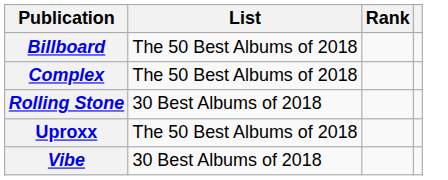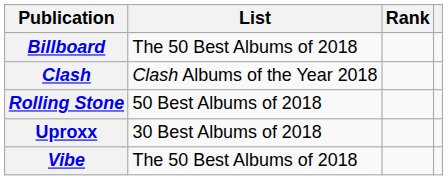+ row: (66, 75)
- row: (66, 75)
(227, 103) 30 Best Albums of 2018 -> (227, 103) 50 Best Albums of 2018
(245, 132) The 50 Best Albums of 2018 -> (227, 132) 30 Best Albums of 2018
(227, 160) 30 Best Albums of 2018 -> (245, 160) The 50 Best Albums of 2018
